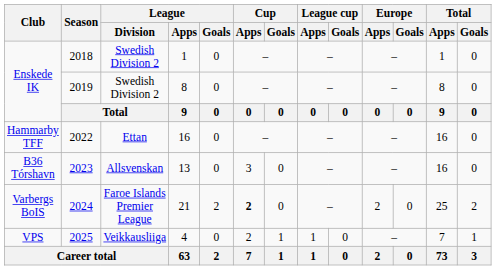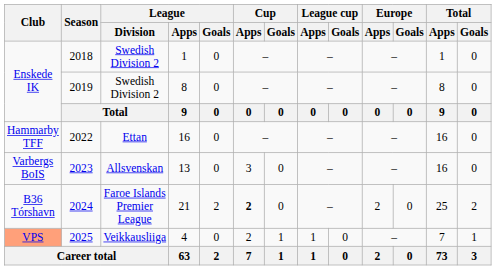(33, 168) B36 Tórshavn -> (33, 168) Varbergs BoIS
(33, 206) Varbergs BoIS -> (33, 206) B36 Tórshavn
(33, 237) no background -> (33, 237) lightsalmon background
